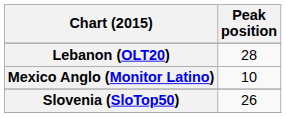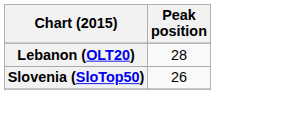- row: (111, 77)
